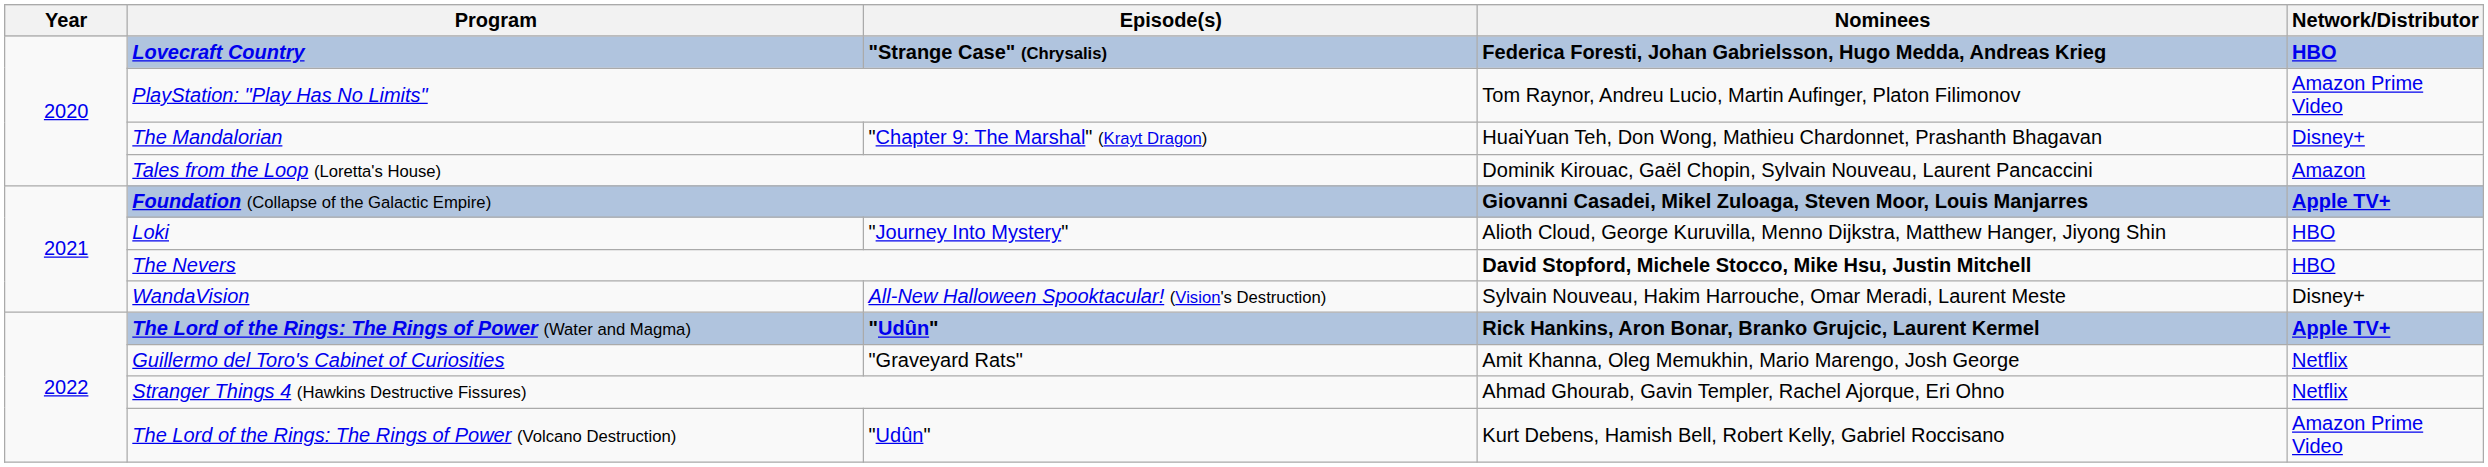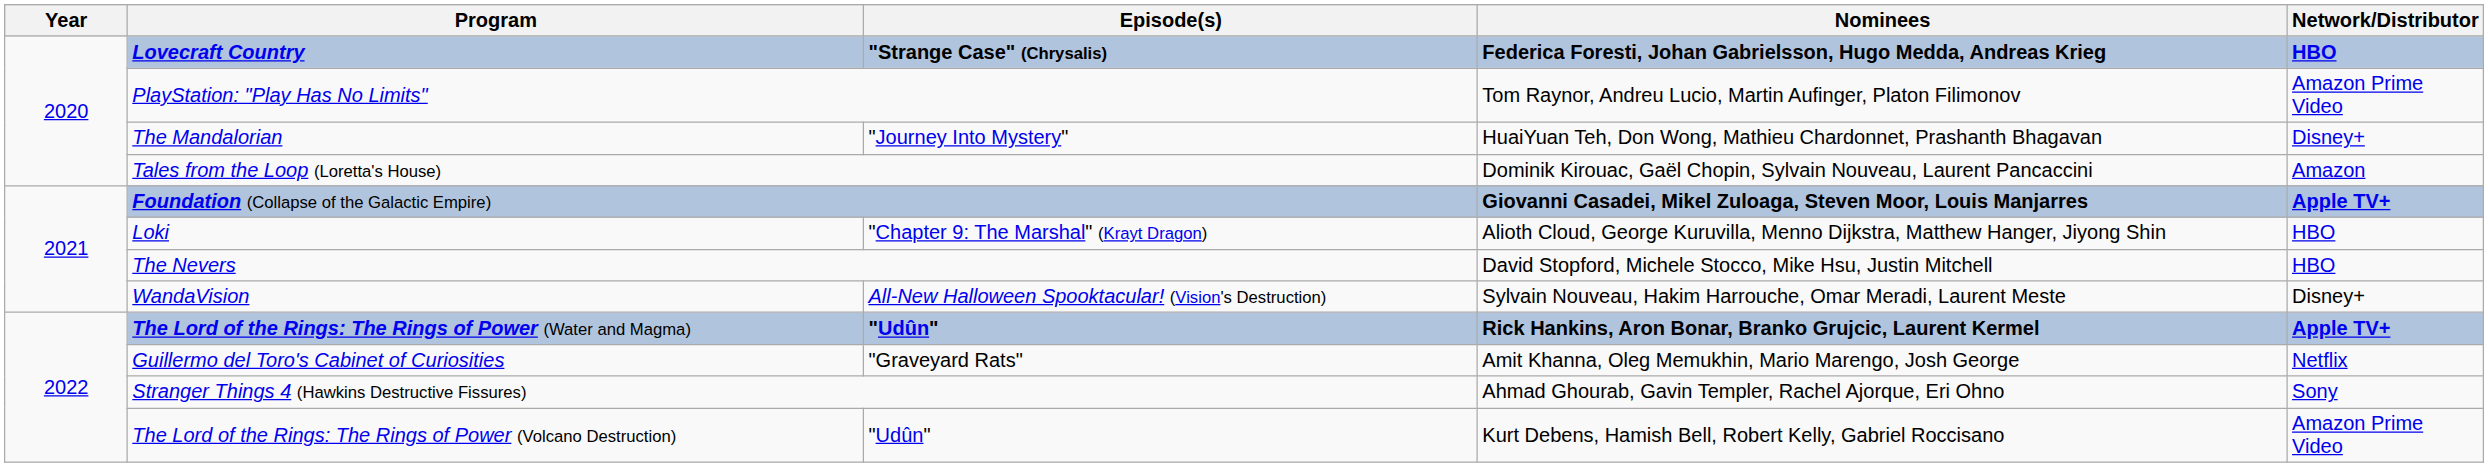(1038, 138) "Chapter 9: The Marshal" (Krayt Dragon) -> (968, 138) "Journey Into Mystery"
(968, 233) "Journey Into Mystery" -> (1038, 233) "Chapter 9: The Marshal" (Krayt Dragon)
(1757, 264) bold -> (1737, 264) normal
(2320, 391) Netflix -> (2315, 391) Sony
